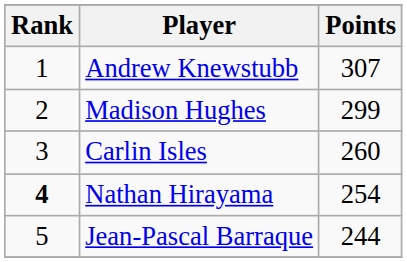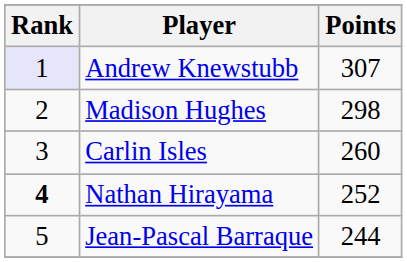(42, 67) no background -> (42, 67) lavender background
(361, 109) 299 -> (361, 109) 298
(361, 194) 254 -> (361, 194) 252
